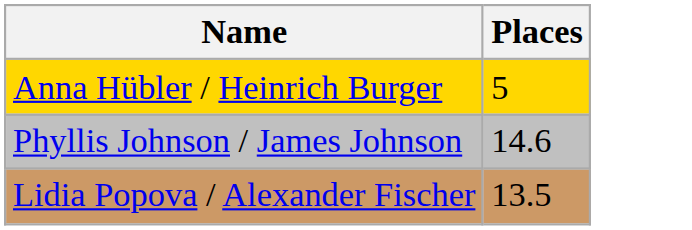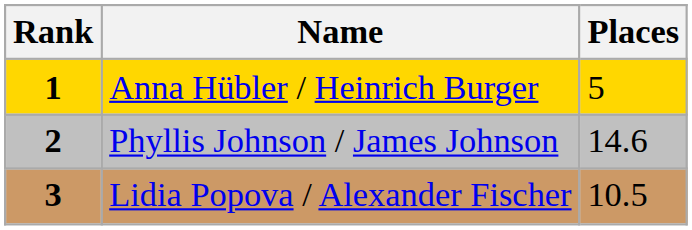+ column: (53, 31)
(521, 195) 13.5 -> (618, 195) 10.5
